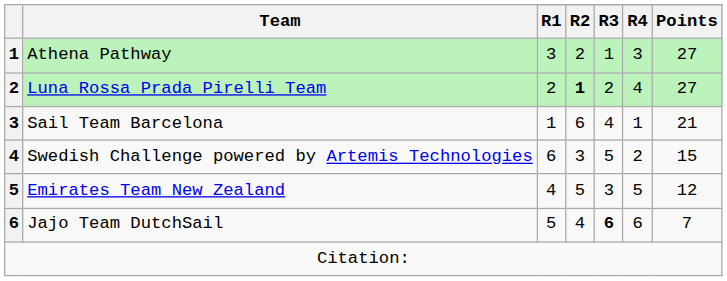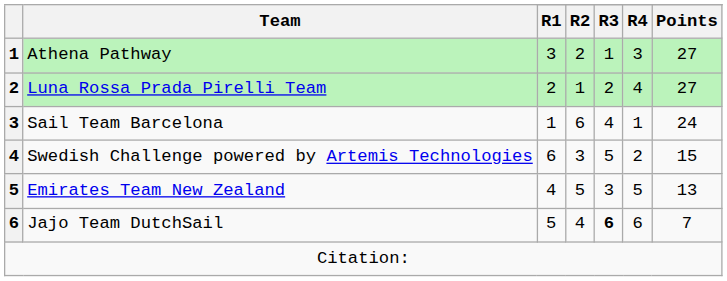(580, 89) bold -> (580, 89) normal
(687, 123) 21 -> (687, 123) 24
(687, 191) 12 -> (687, 191) 13
